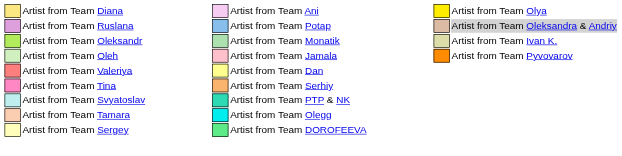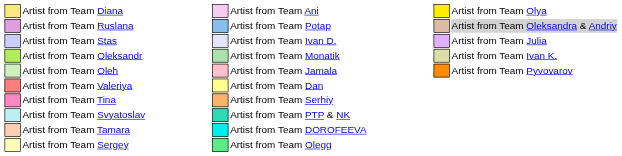+ row: (70, 41)
(281, 115) Artist from Team Olegg -> (298, 130) Artist from Team DOROFEEVA
(298, 130) Artist from Team DOROFEEVA -> (281, 145) Artist from Team Olegg
